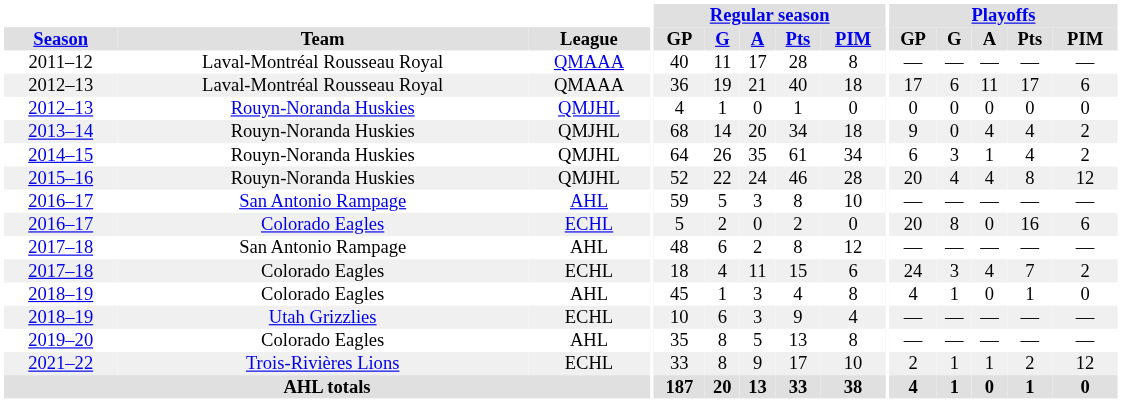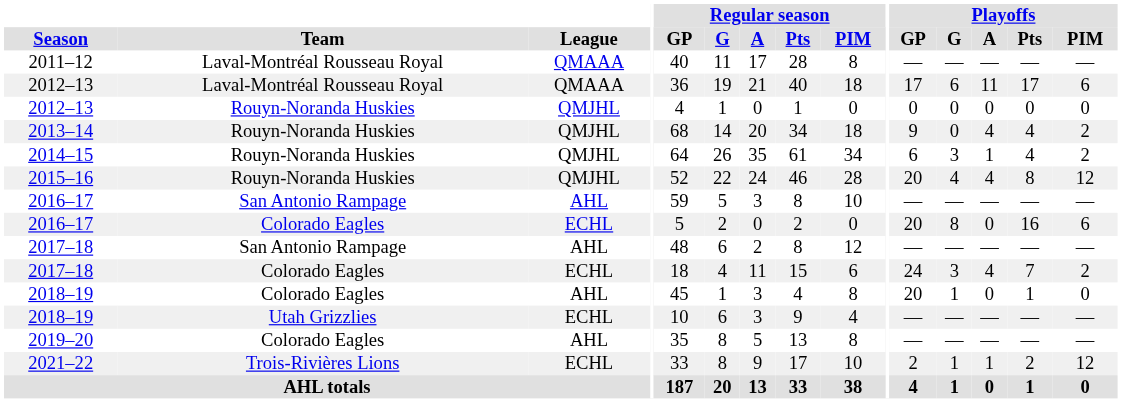(913, 293) 4 -> (913, 293) 20
